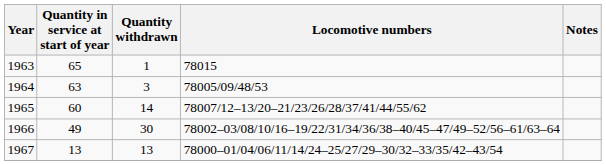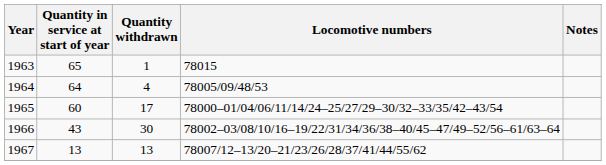(75, 87) 63 -> (75, 87) 64
(147, 87) 3 -> (147, 87) 4
(147, 108) 14 -> (147, 108) 17
(305, 108) 78007/12–13/20–21/23/26/28/37/41/44/55/62 -> (343, 108) 78000–01/04/06/11/14/24–25/27/29–30/32–33/35/42–43/54
(75, 129) 49 -> (75, 129) 43
(343, 150) 78000–01/04/06/11/14/24–25/27/29–30/32–33/35/42–43/54 -> (305, 150) 78007/12–13/20–21/23/26/28/37/41/44/55/62
